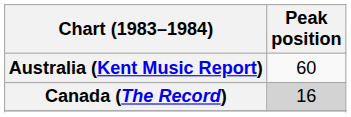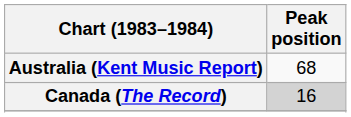(306, 67) 60 -> (306, 67) 68
